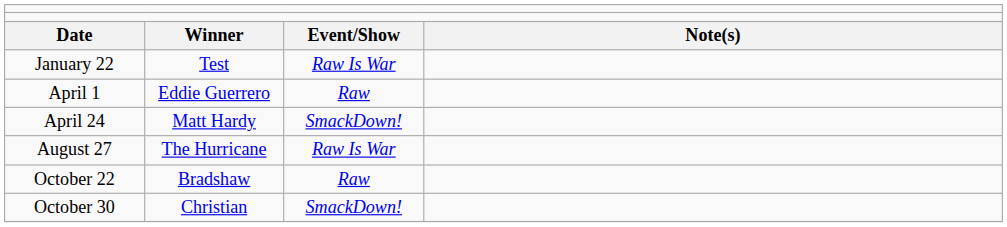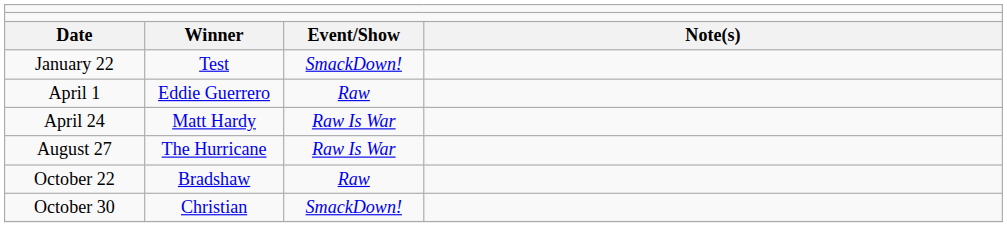(354, 64) Raw Is War -> (354, 64) SmackDown!
(354, 121) SmackDown! -> (354, 121) Raw Is War
